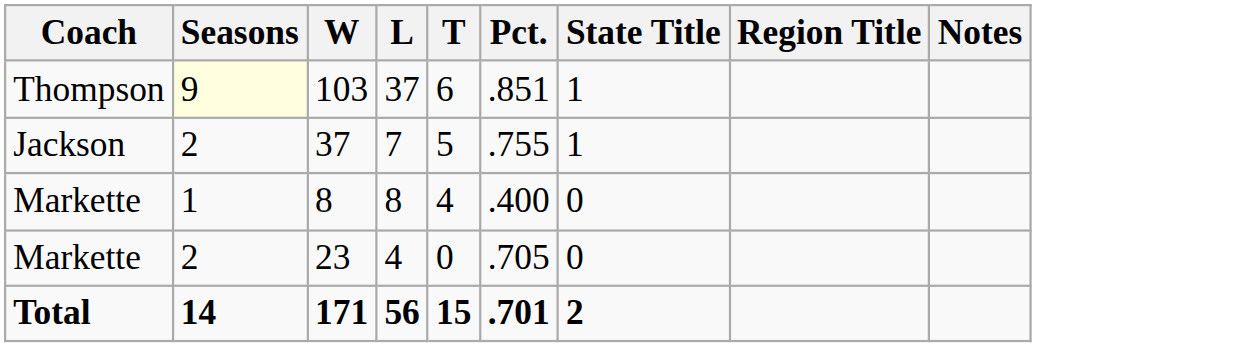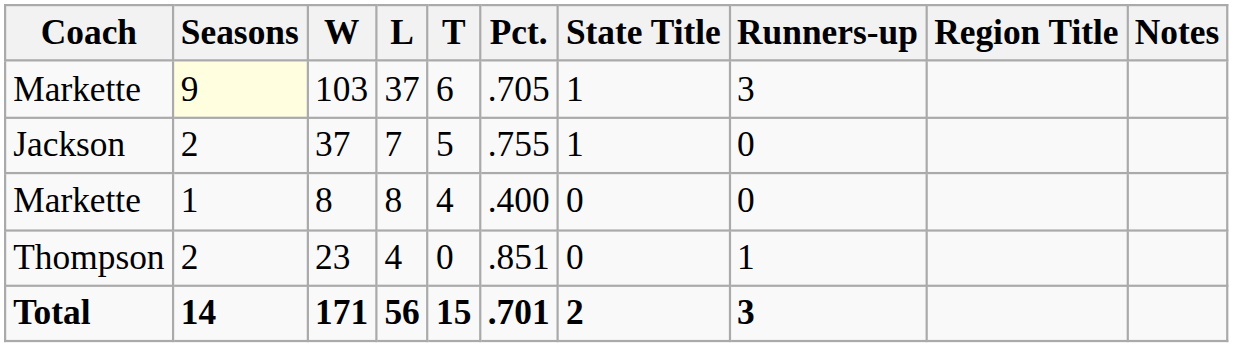+ column: (827, 32)
(89, 88) Thompson -> (77, 88) Markette
(519, 88) .851 -> (519, 88) .705
(77, 256) Markette -> (89, 256) Thompson
(519, 256) .705 -> (519, 256) .851
